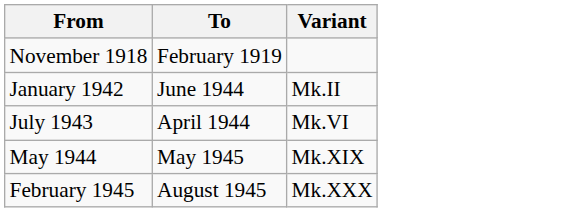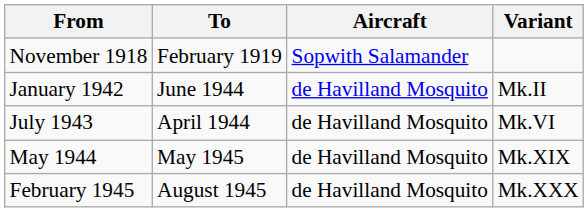+ column: (390, 21)
